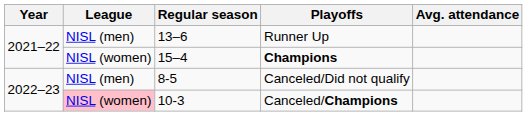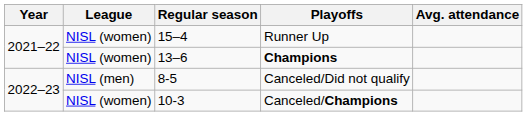(100, 36) NISL (men) -> (109, 36) NISL (women)
(173, 36) 13–6 -> (173, 36) 15–4
(173, 57) 15–4 -> (173, 57) 13–6
(109, 100) pink background -> (109, 100) no background
